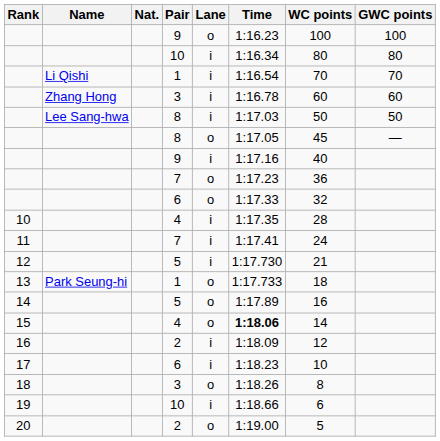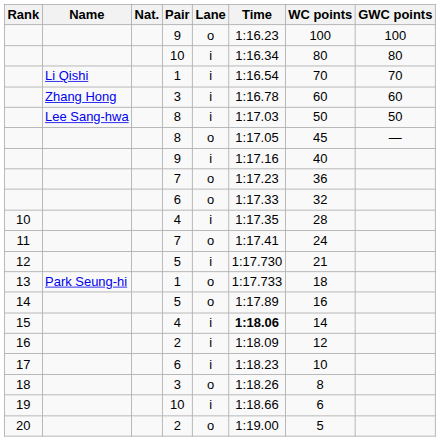(211, 240) i -> (211, 240) o
(211, 323) o -> (211, 323) i
